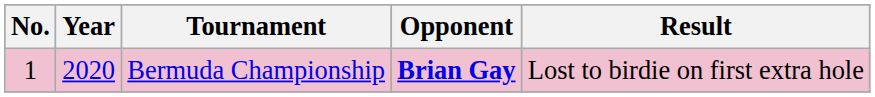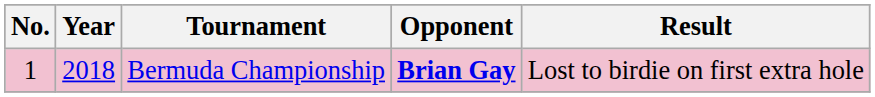(89, 70) 2020 -> (89, 70) 2018
